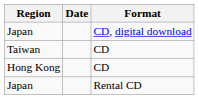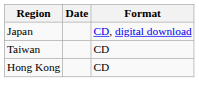- row: (20, 85)
